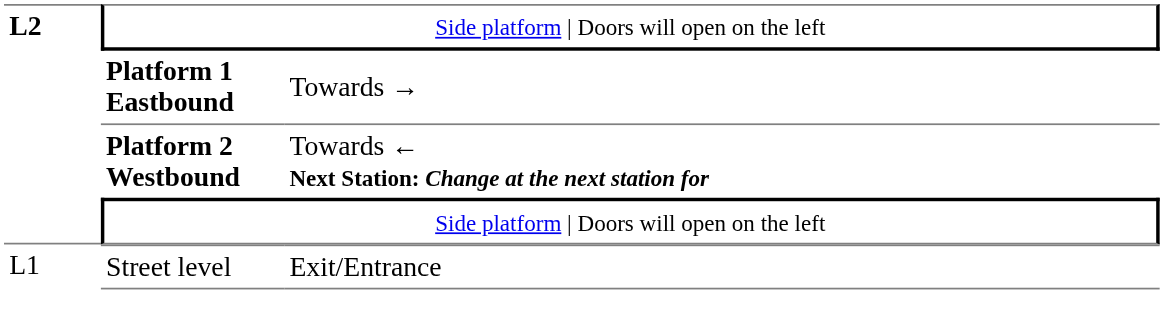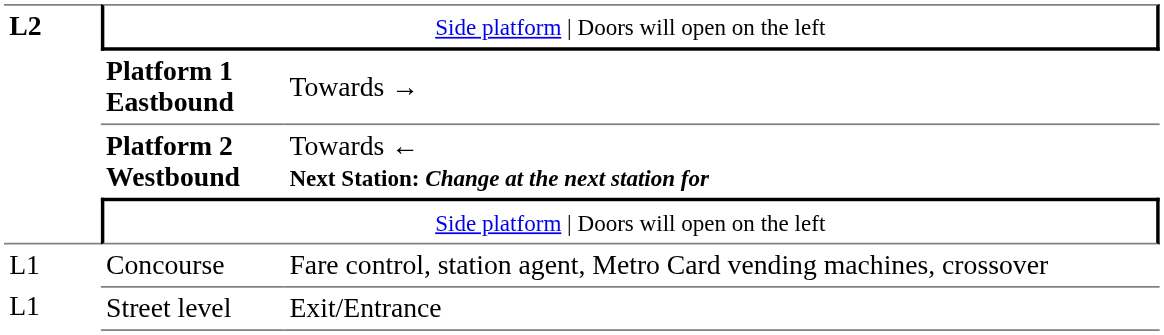+ row: (165, 264)
